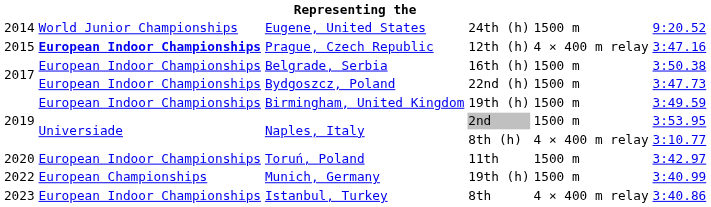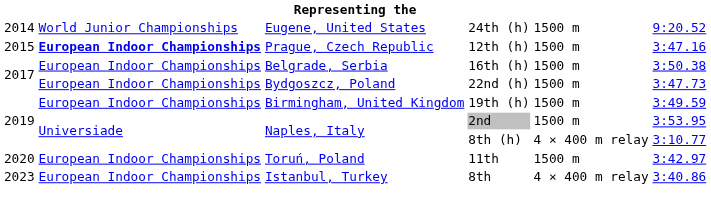(591, 47) 4 × 400 m relay -> (557, 47) 1500 m
- row: (322, 177)
